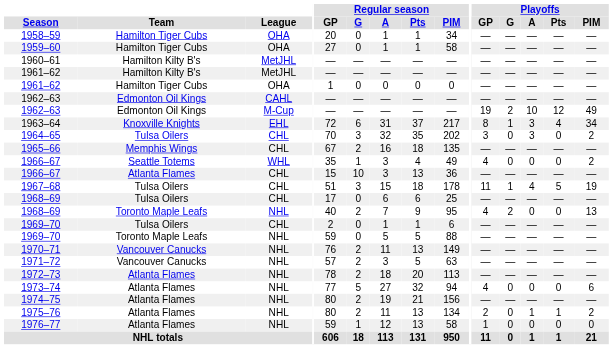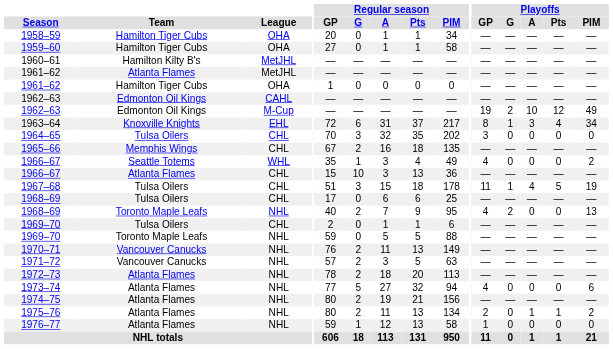(162, 73) Hamilton Kilty B's -> (162, 73) Atlanta Flames
(532, 136) 3 -> (532, 136) 0
(591, 136) 2 -> (591, 136) 0
